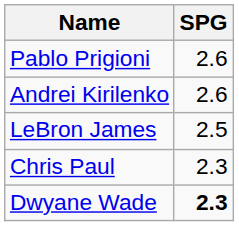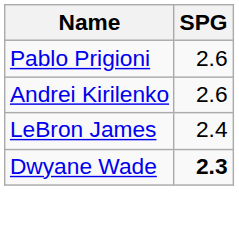(212, 130) 2.5 -> (212, 130) 2.4
- row: (62, 166)
